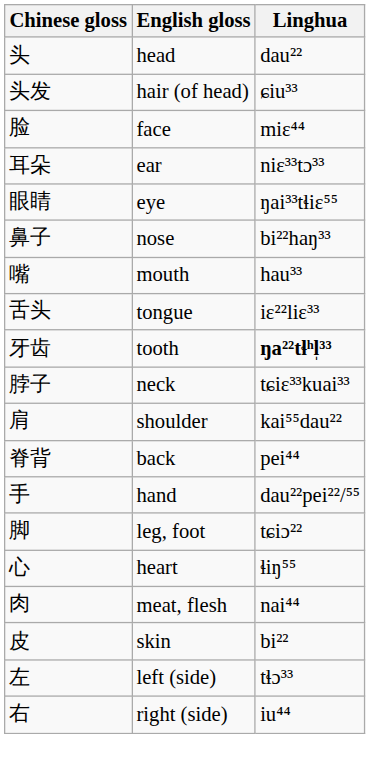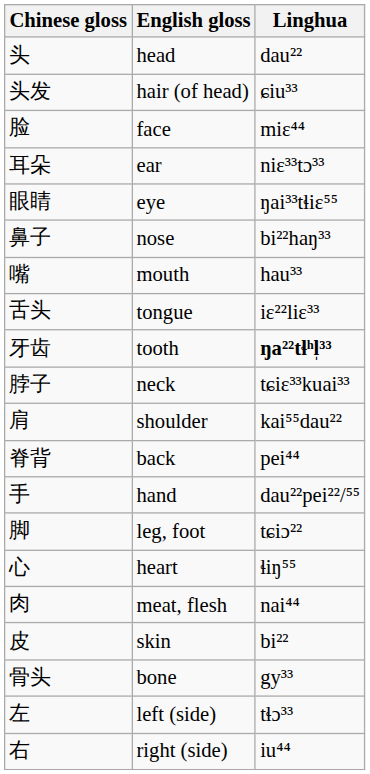+ row: (157, 677)
